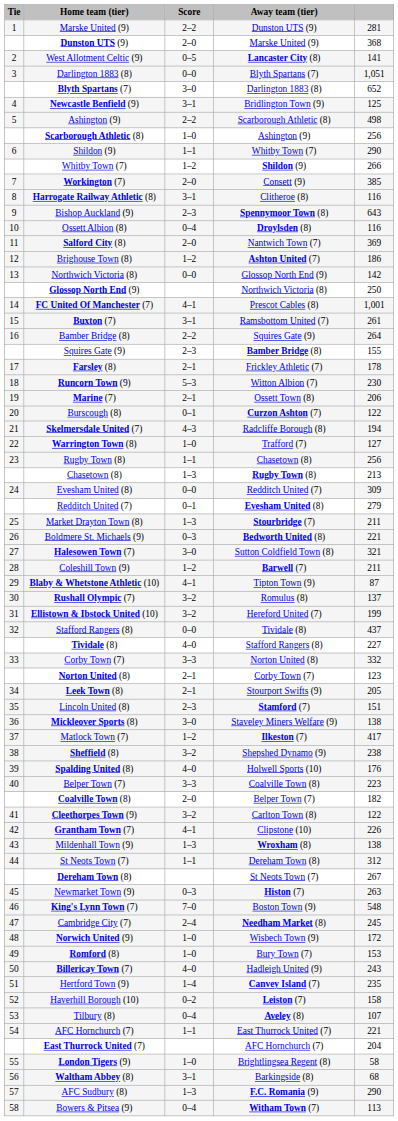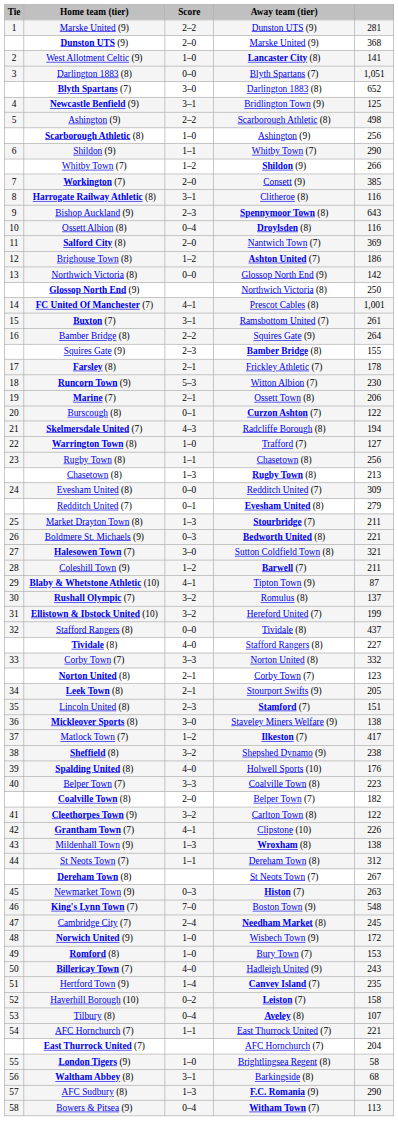(189, 58) 0–5 -> (189, 58) 1–0
